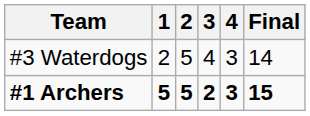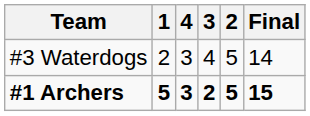columns swapped: (187, 22) <-> (232, 22)
